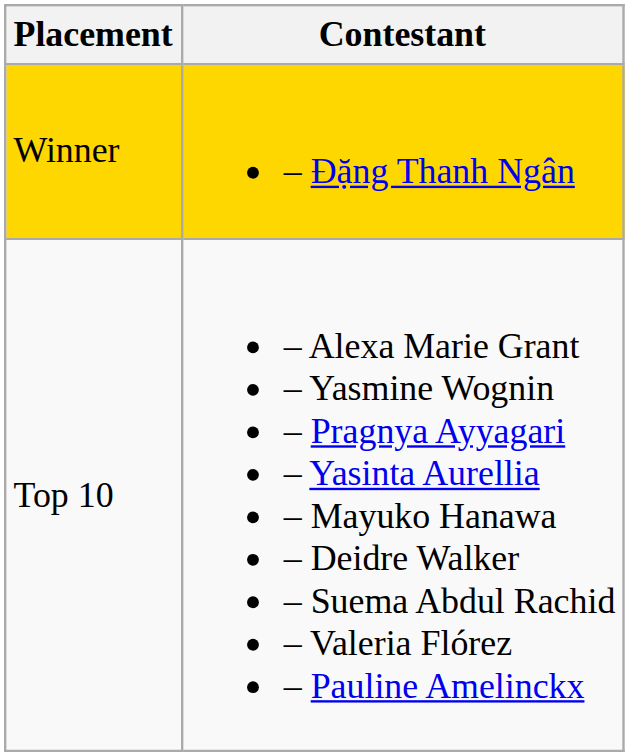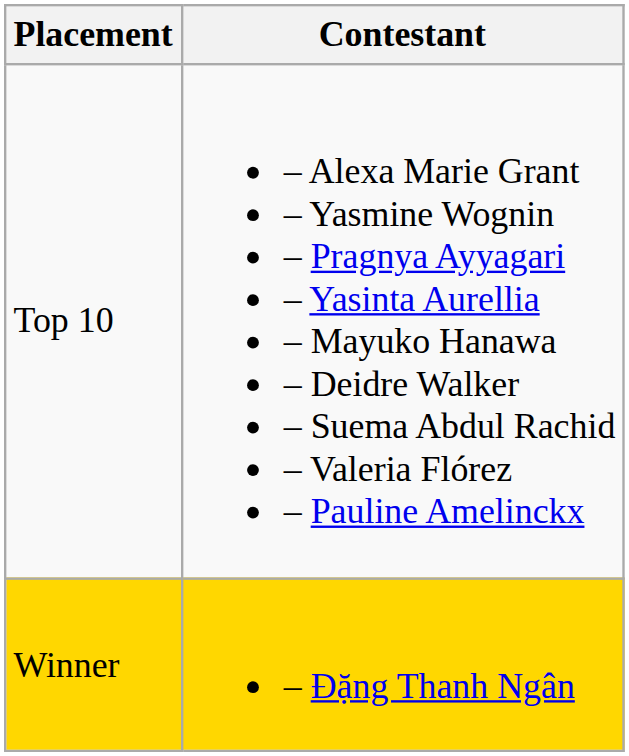rows swapped: (67, 150) <-> (64, 493)
